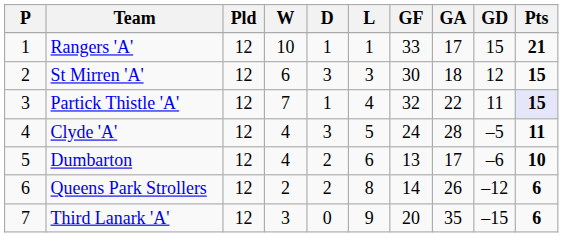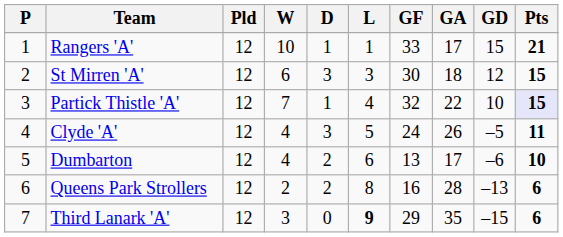(495, 103) 11 -> (495, 103) 10
(453, 132) 28 -> (453, 132) 26
(411, 189) 14 -> (411, 189) 16
(453, 189) 26 -> (453, 189) 28
(495, 189) –12 -> (495, 189) –13
(369, 217) normal -> (369, 217) bold
(411, 217) 20 -> (411, 217) 29
